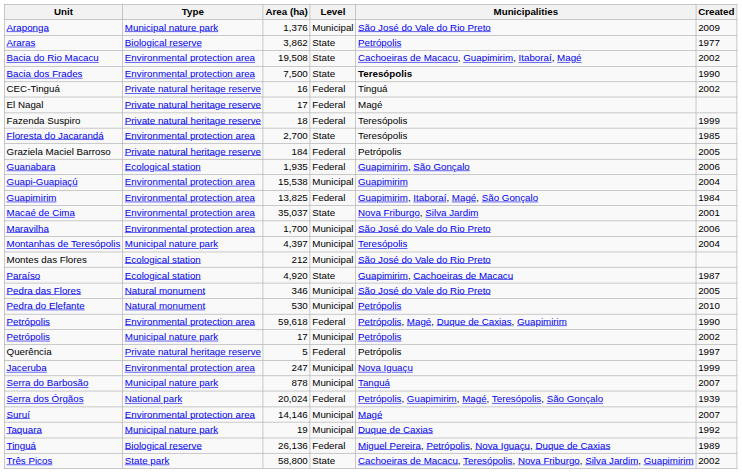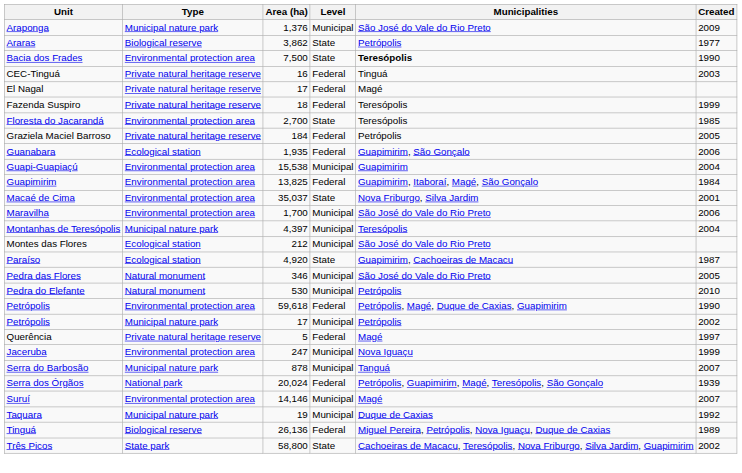- row: (53, 58)
(709, 89) 2002 -> (709, 74) 2003
(380, 352) Petrópolis -> (370, 337) Magé
